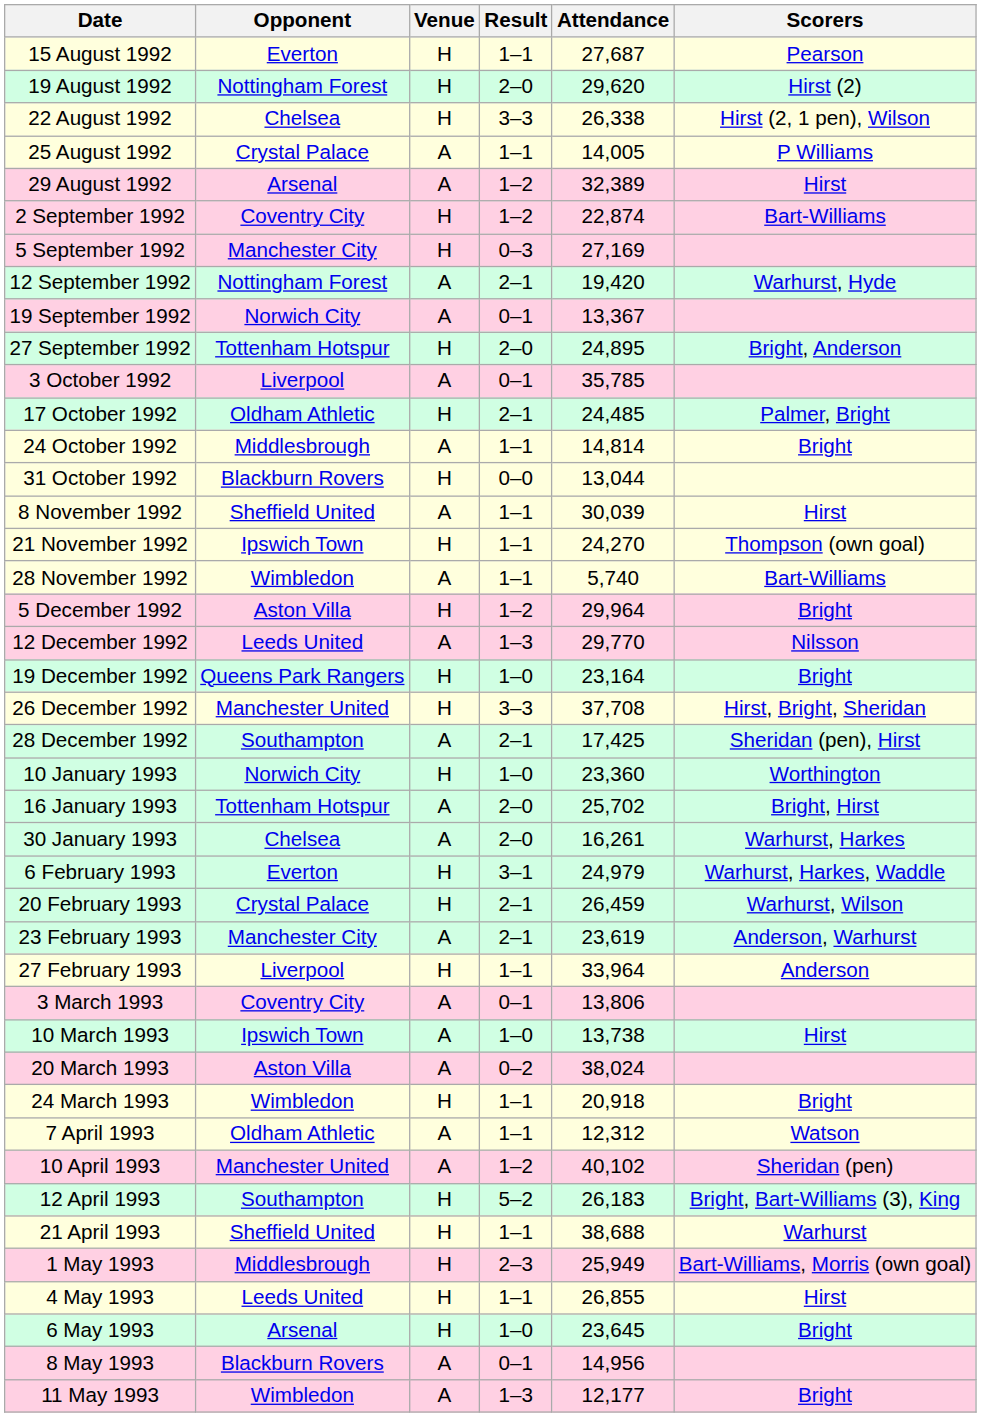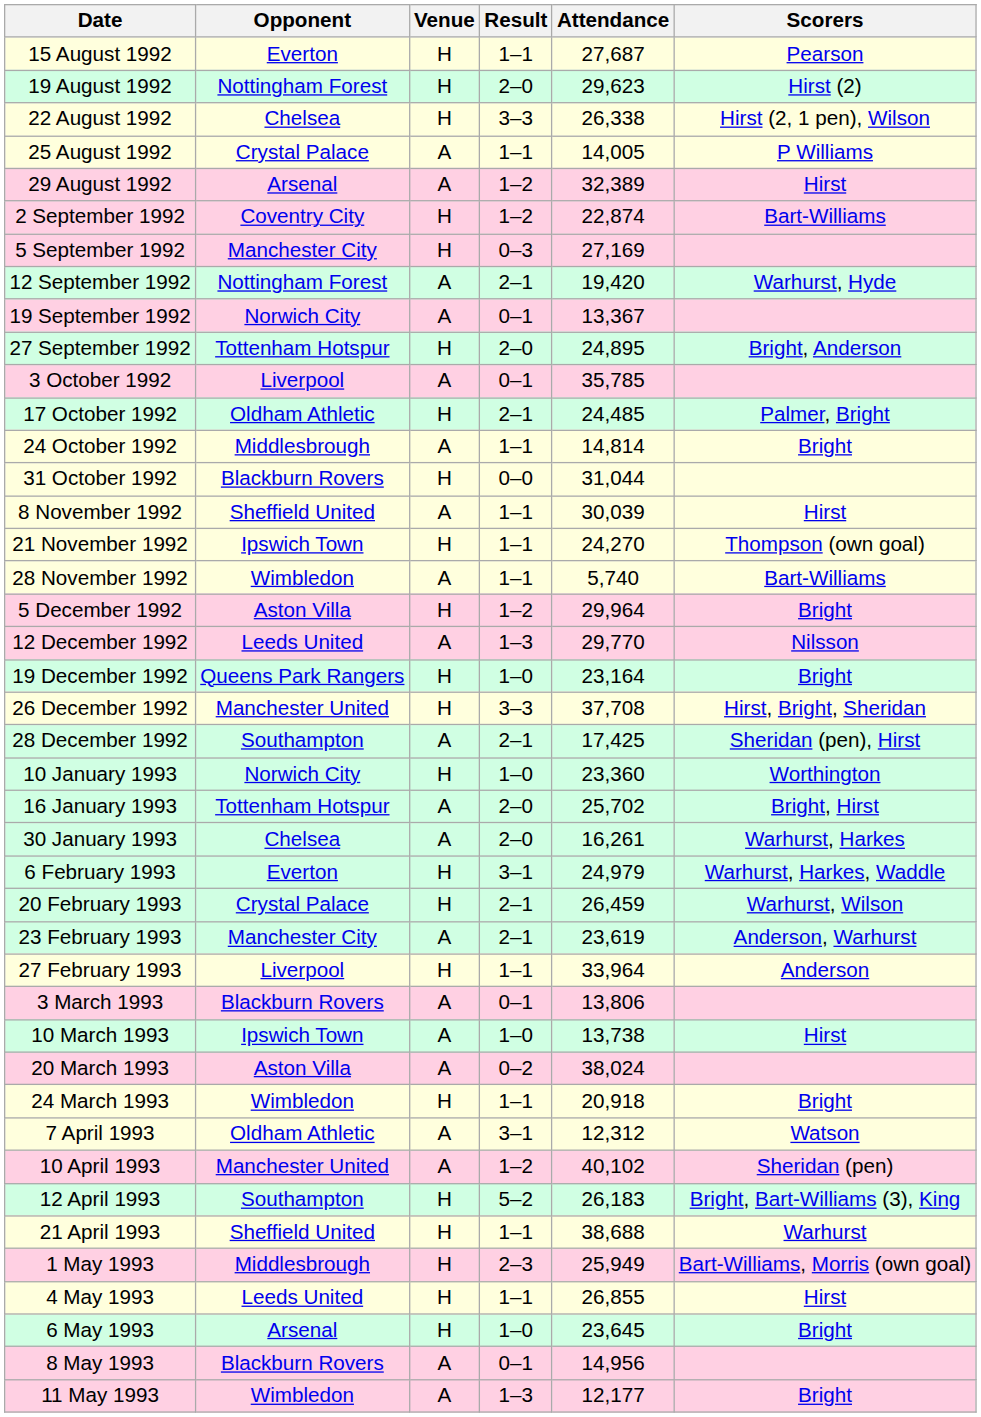(613, 86) 29,620 -> (613, 86) 29,623
(613, 479) 13,044 -> (613, 479) 31,044
(302, 1002) Coventry City -> (302, 1002) Blackburn Rovers
(516, 1133) 1–1 -> (516, 1133) 3–1
